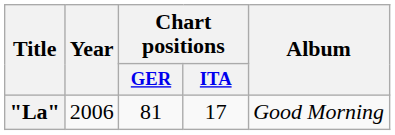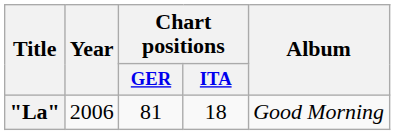(216, 112) 17 -> (216, 112) 18
